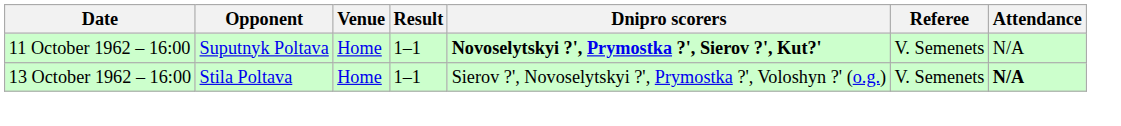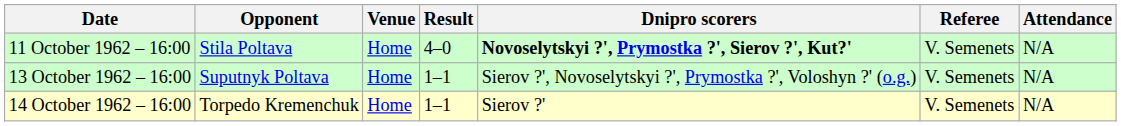(264, 47) Suputnyk Poltava -> (246, 47) Stila Poltava
(407, 47) 1–1 -> (437, 47) 4–0
(246, 76) Stila Poltava -> (264, 76) Suputnyk Poltava
(1009, 76) bold -> (1039, 76) normal
+ row: (100, 105)
